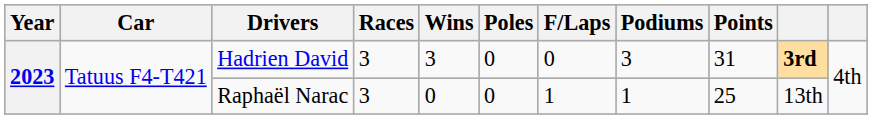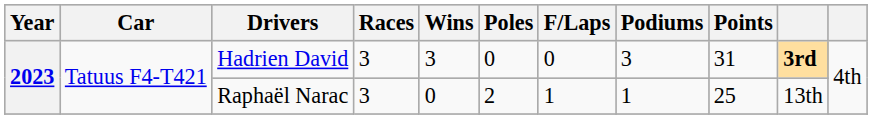(490, 95) 0 -> (490, 95) 2
